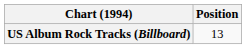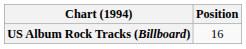(217, 33) 13 -> (217, 33) 16
